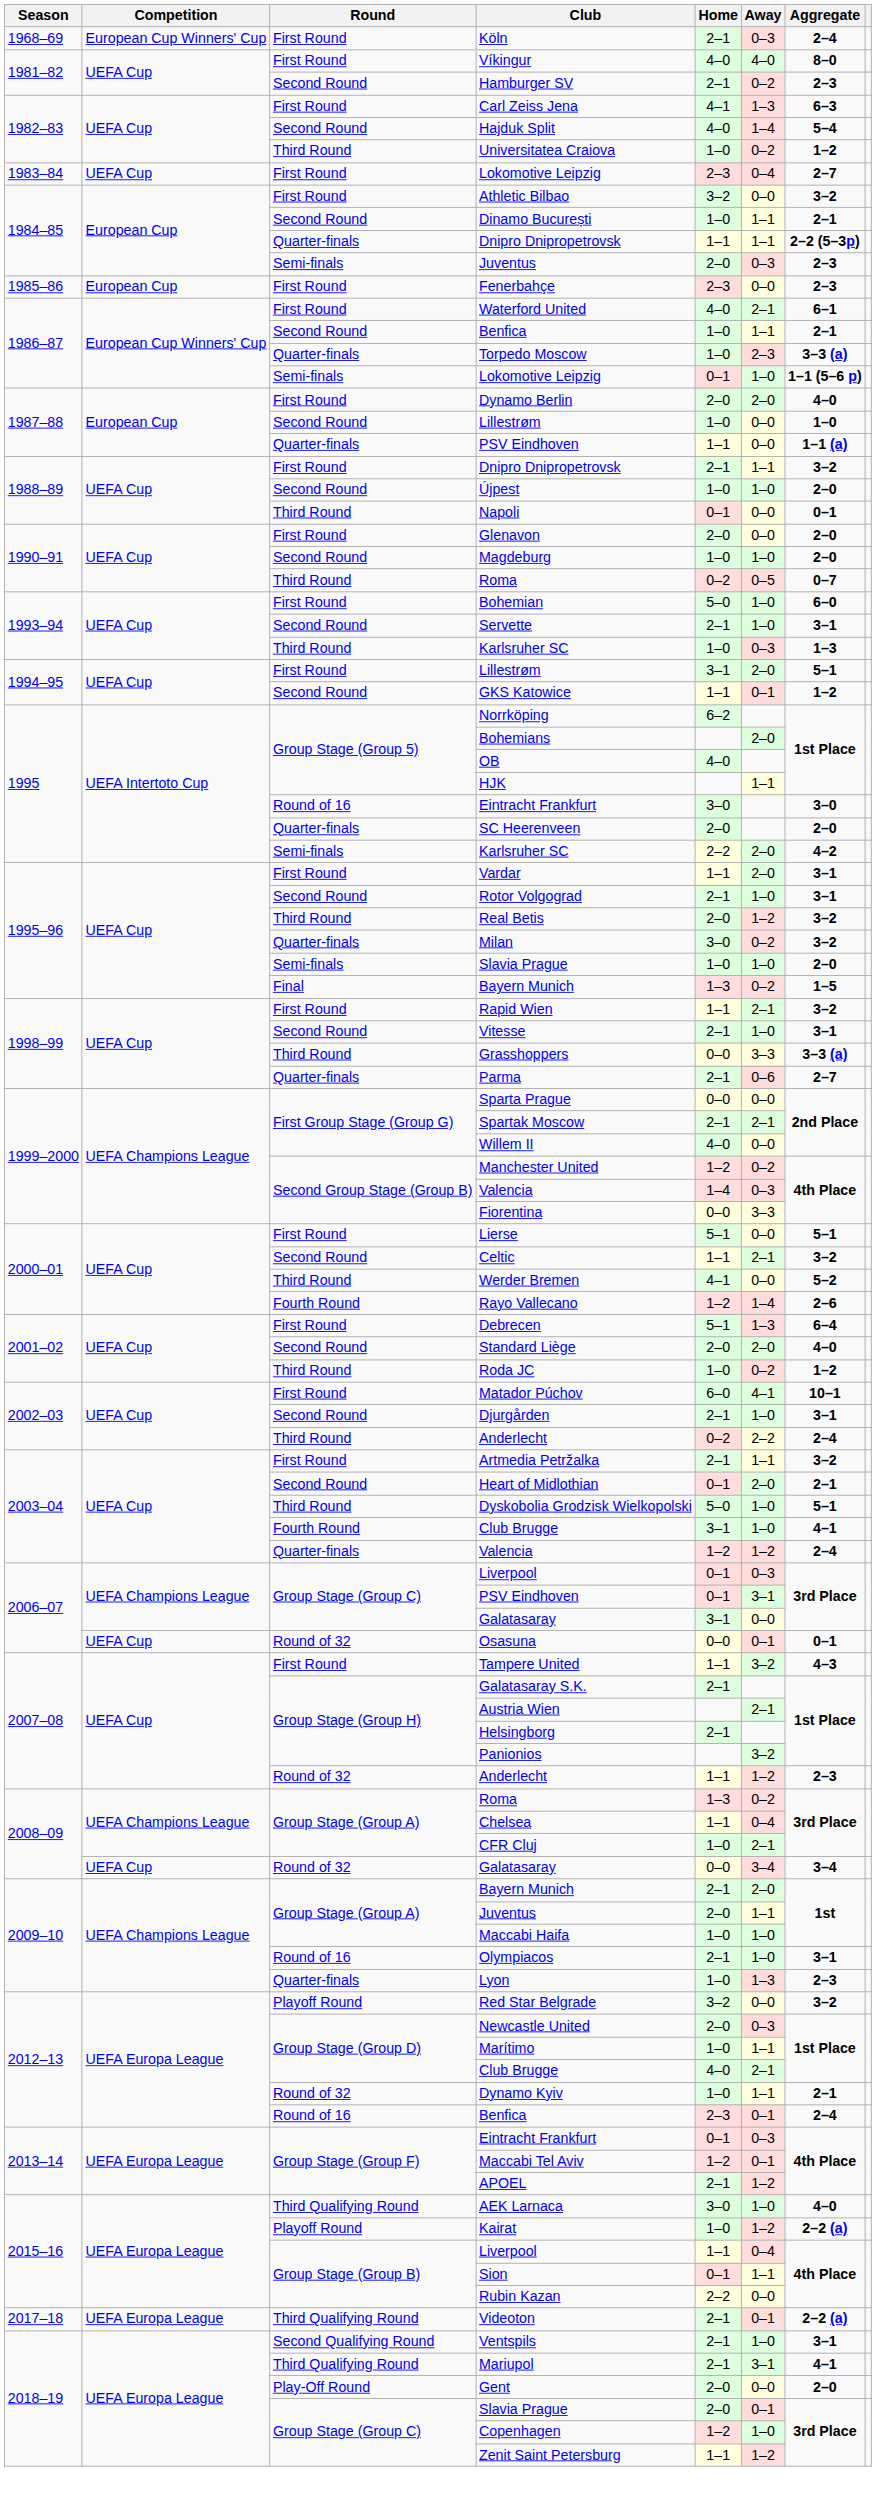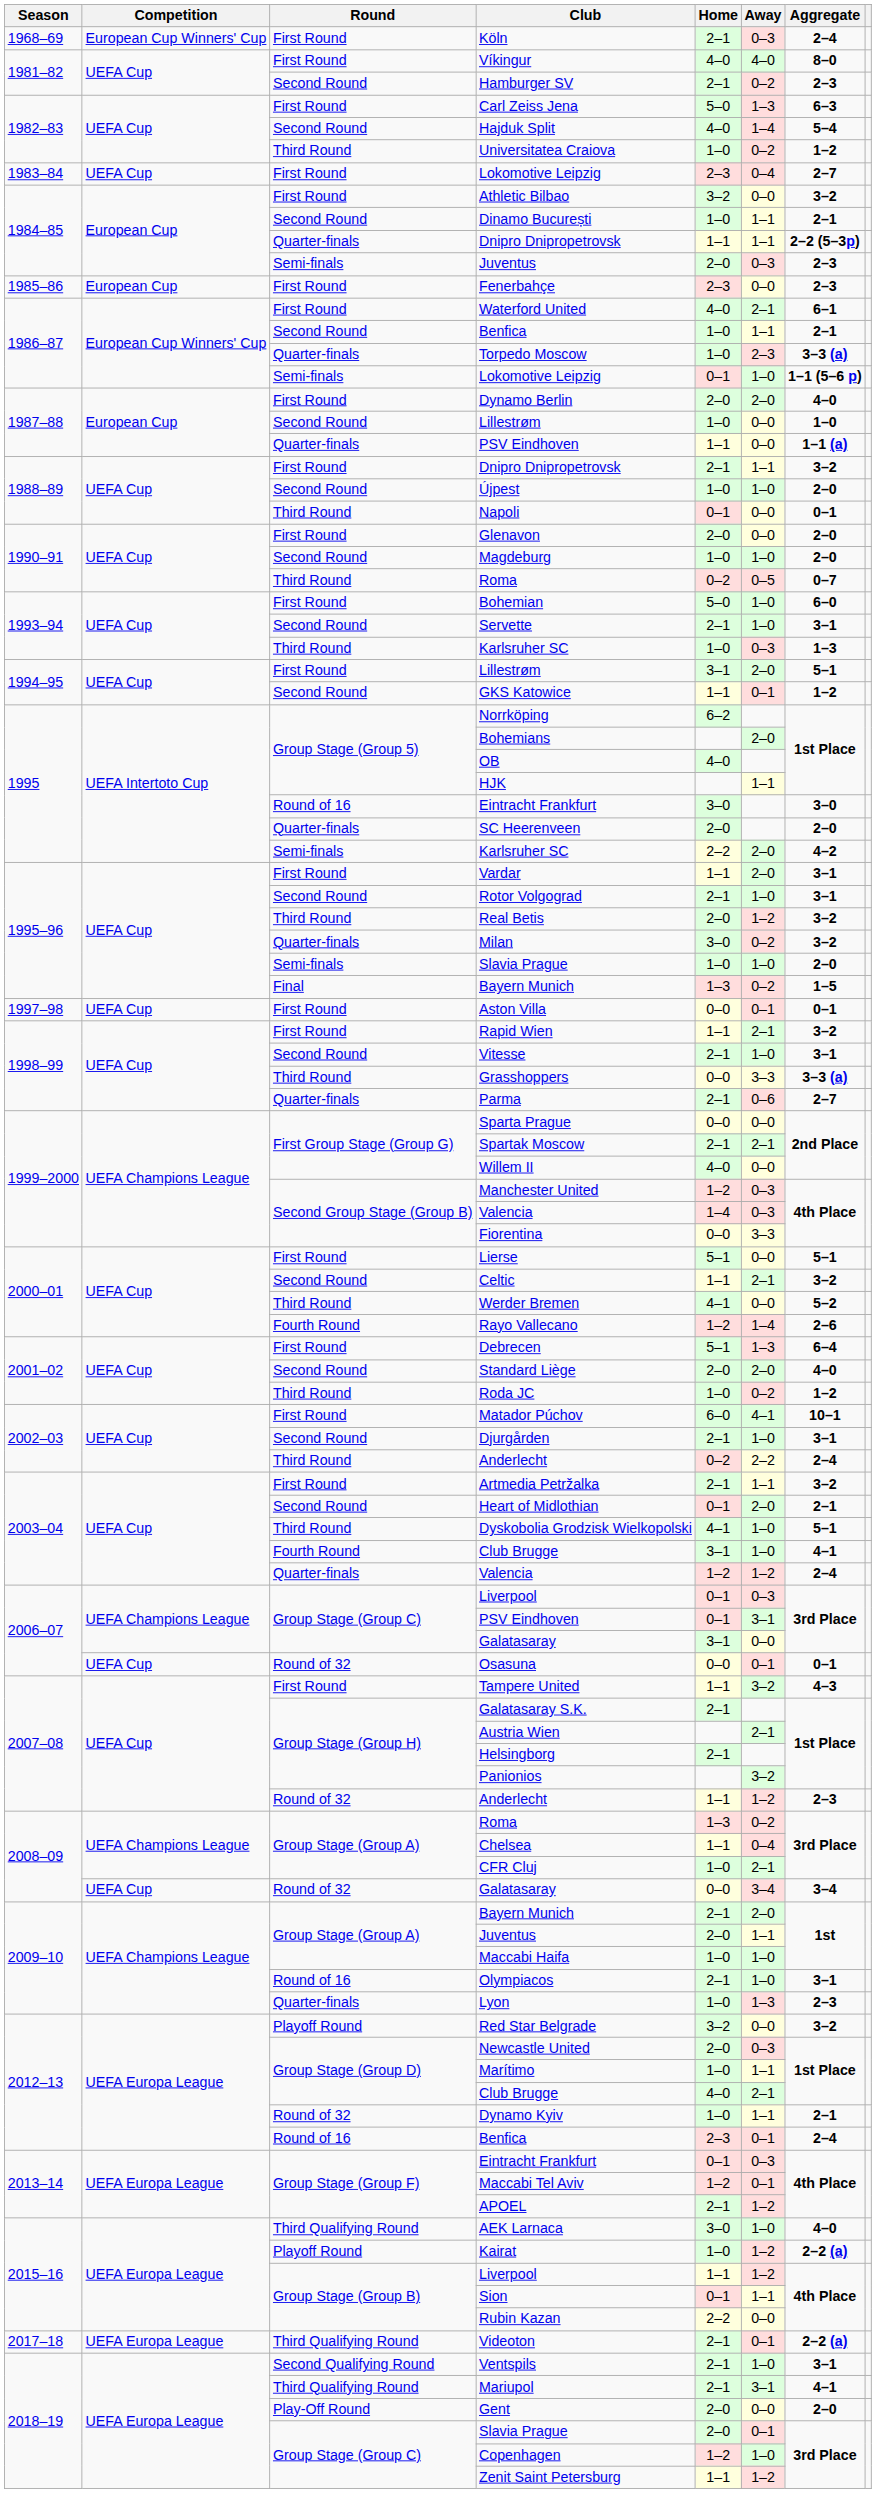(718, 106) 4–1 -> (718, 106) 5–0
+ row: (35, 1009)
(763, 1167) 0–2 -> (763, 1190) 0–3
(718, 1506) 5–0 -> (718, 1528) 4–1
(763, 2251) 0–4 -> (763, 2274) 1–2
